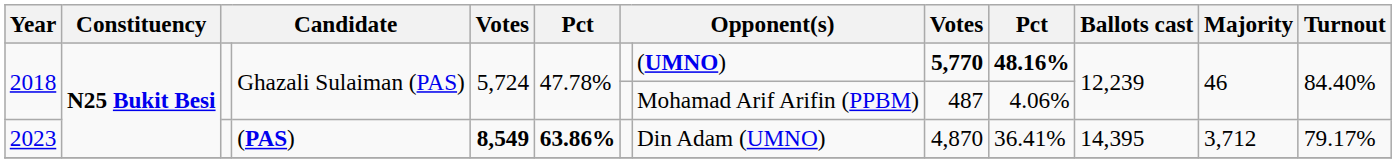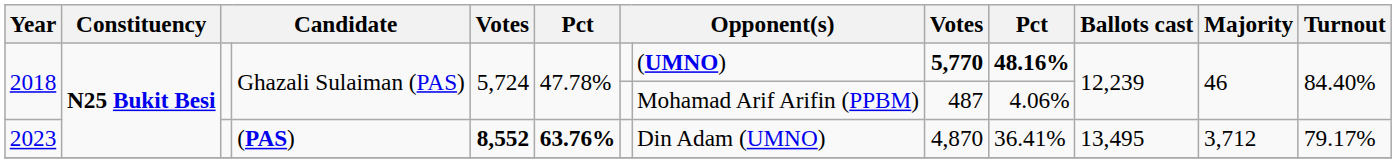(503, 138) 8,549 -> (503, 138) 8,552
(578, 138) 63.86% -> (578, 138) 63.76%
(1112, 138) 14,395 -> (1112, 138) 13,495
